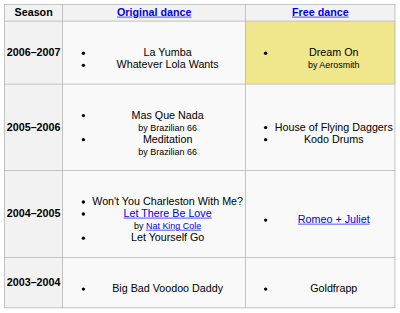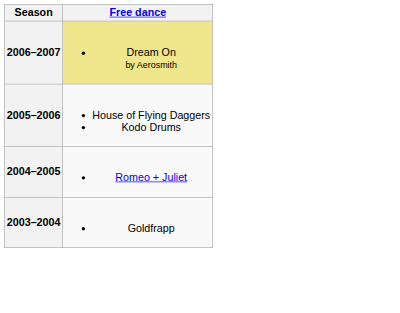- column: (154, 13)
